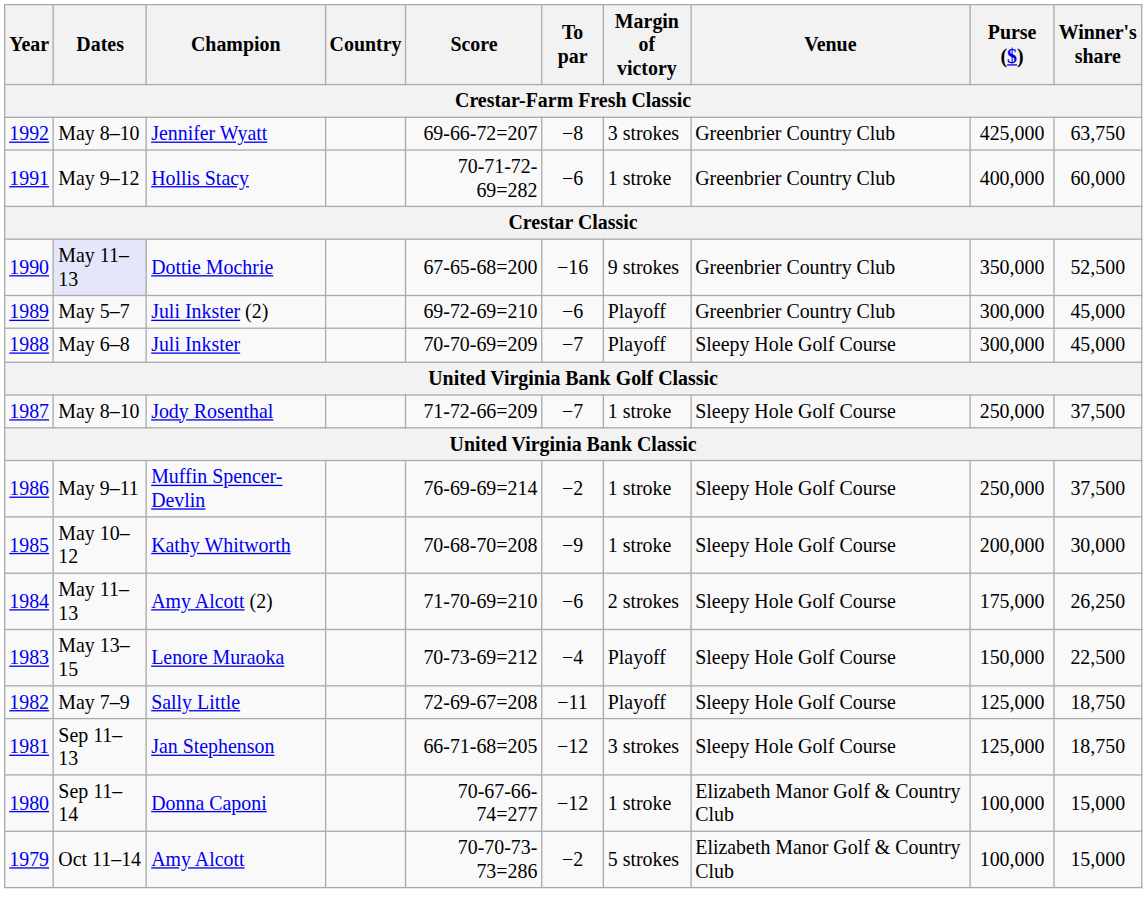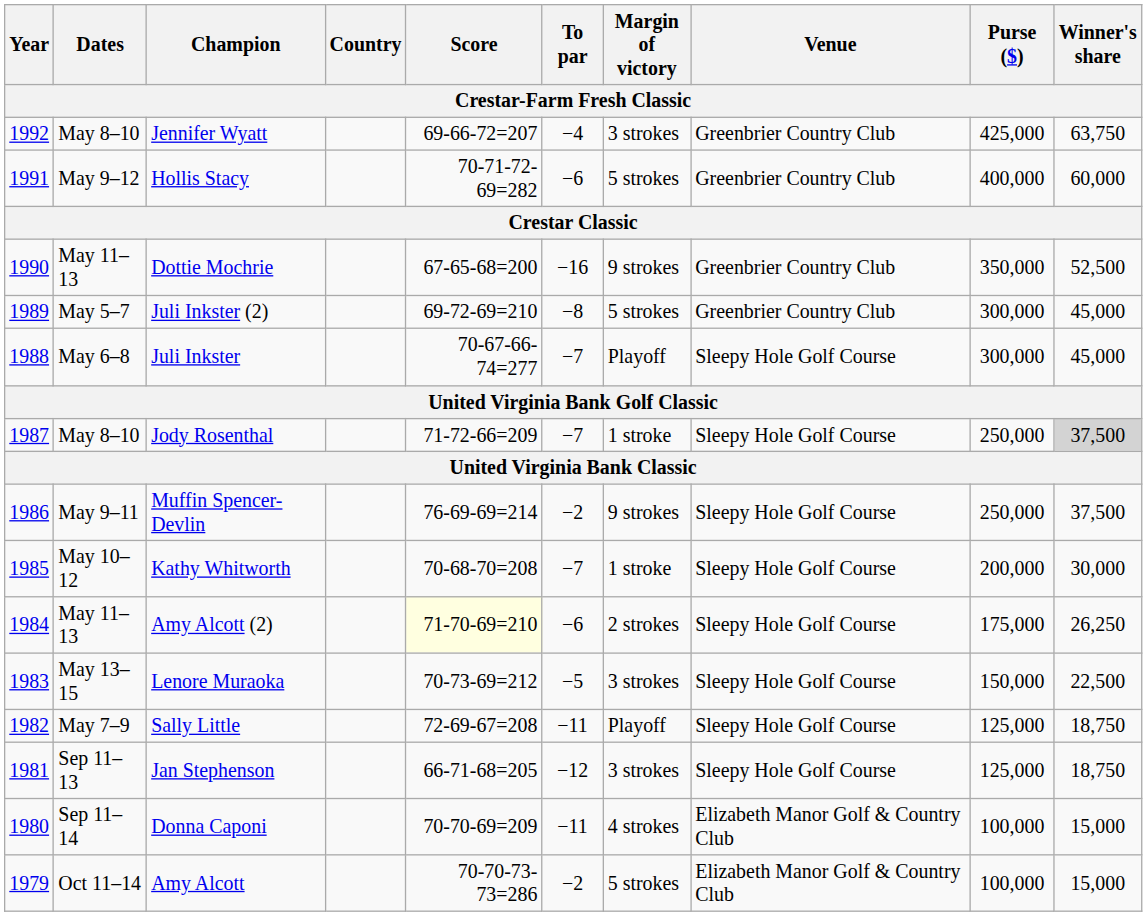(573, 133) −8 -> (573, 133) −4
(640, 178) 1 stroke -> (643, 178) 5 strokes
(94, 267) lavender background -> (94, 267) no background
(573, 312) −6 -> (573, 312) −8
(637, 312) Playoff -> (643, 312) 5 strokes
(480, 345) 70-70-69=209 -> (498, 357) 70-67-66-74=277
(1098, 410) no background -> (1098, 434) lightgrey background
(640, 488) 1 stroke -> (643, 511) 9 strokes
(573, 544) −9 -> (573, 568) −7
(480, 601) no background -> (480, 624) lightyellow background
(573, 657) −4 -> (573, 681) −5
(637, 657) Playoff -> (643, 681) 3 strokes
(498, 803) 70-67-66-74=277 -> (480, 826) 70-70-69=209
(573, 803) −12 -> (573, 826) −11
(640, 803) 1 stroke -> (643, 826) 4 strokes
